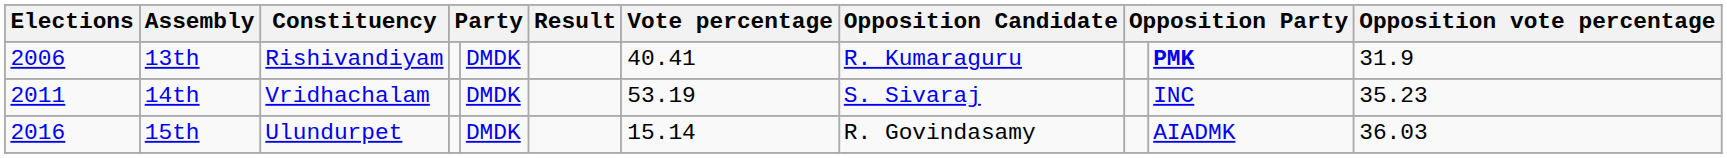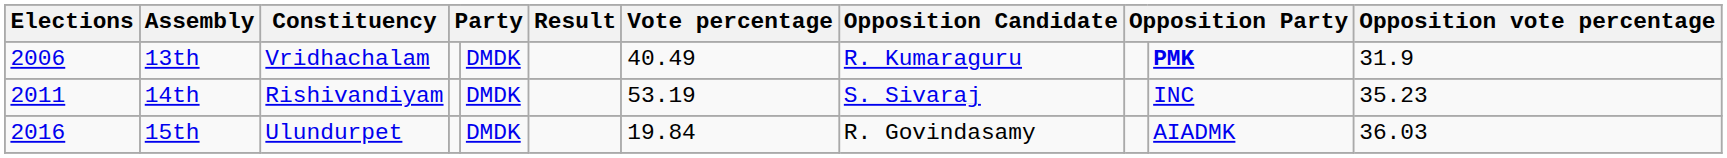(354, 61) Rishivandiyam -> (348, 61) Vridhachalam
(662, 61) 40.41 -> (662, 61) 40.49
(348, 97) Vridhachalam -> (354, 97) Rishivandiyam
(662, 134) 15.14 -> (662, 134) 19.84
